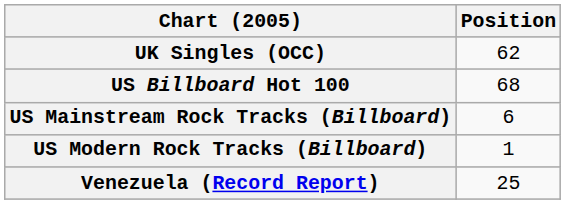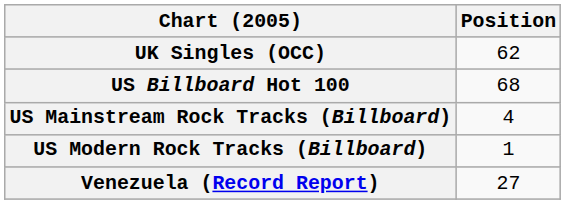(508, 118) 6 -> (508, 118) 4
(508, 183) 25 -> (508, 183) 27
